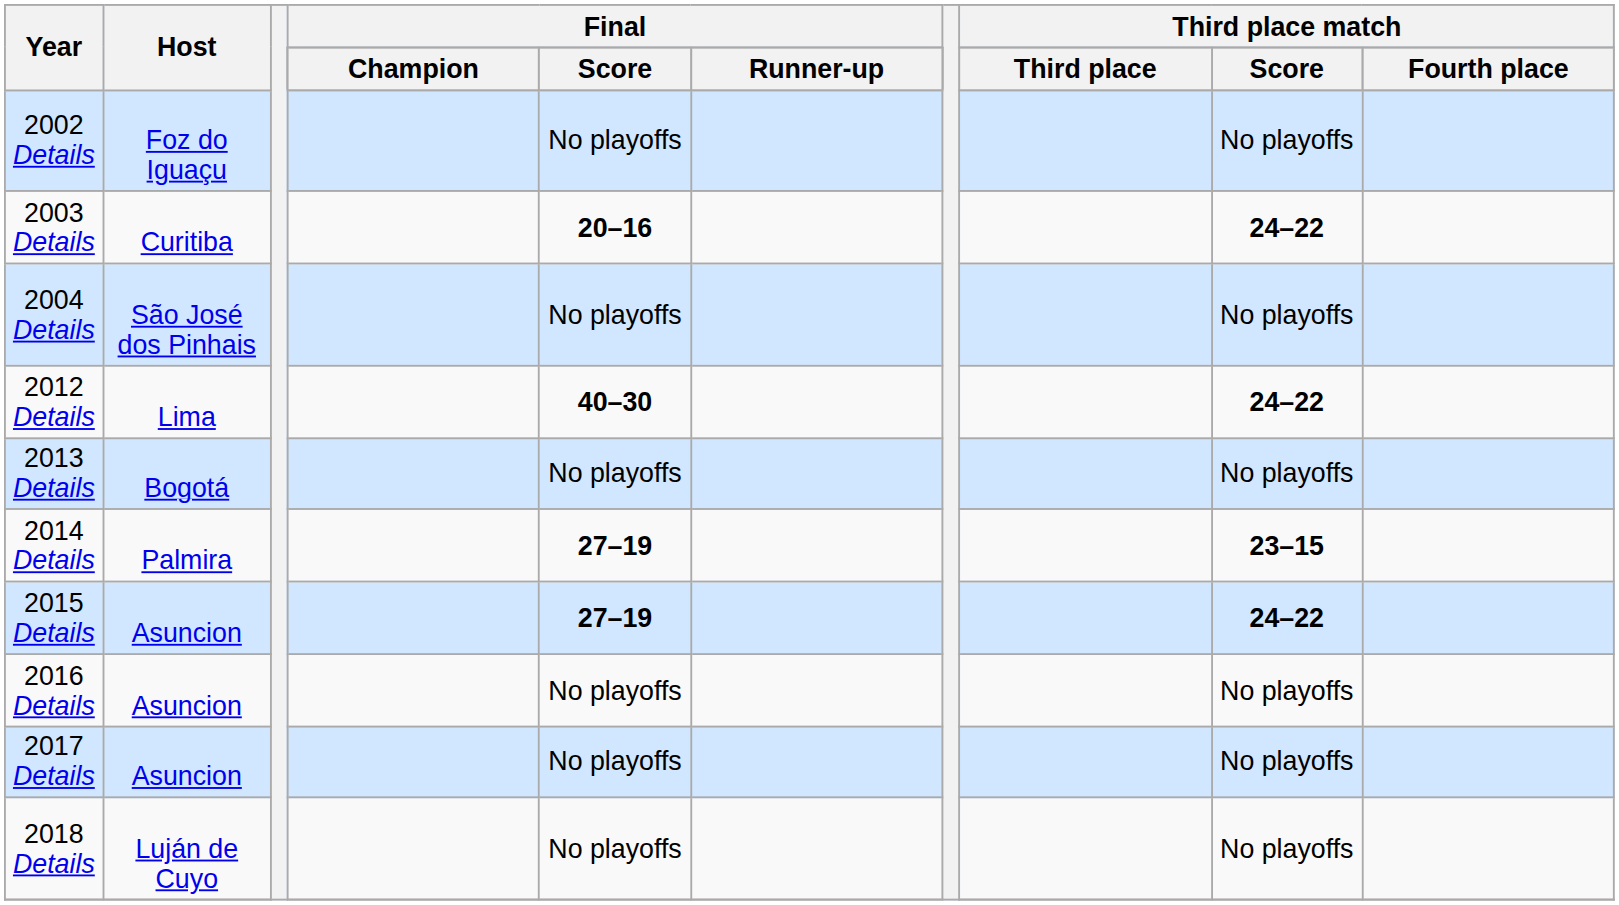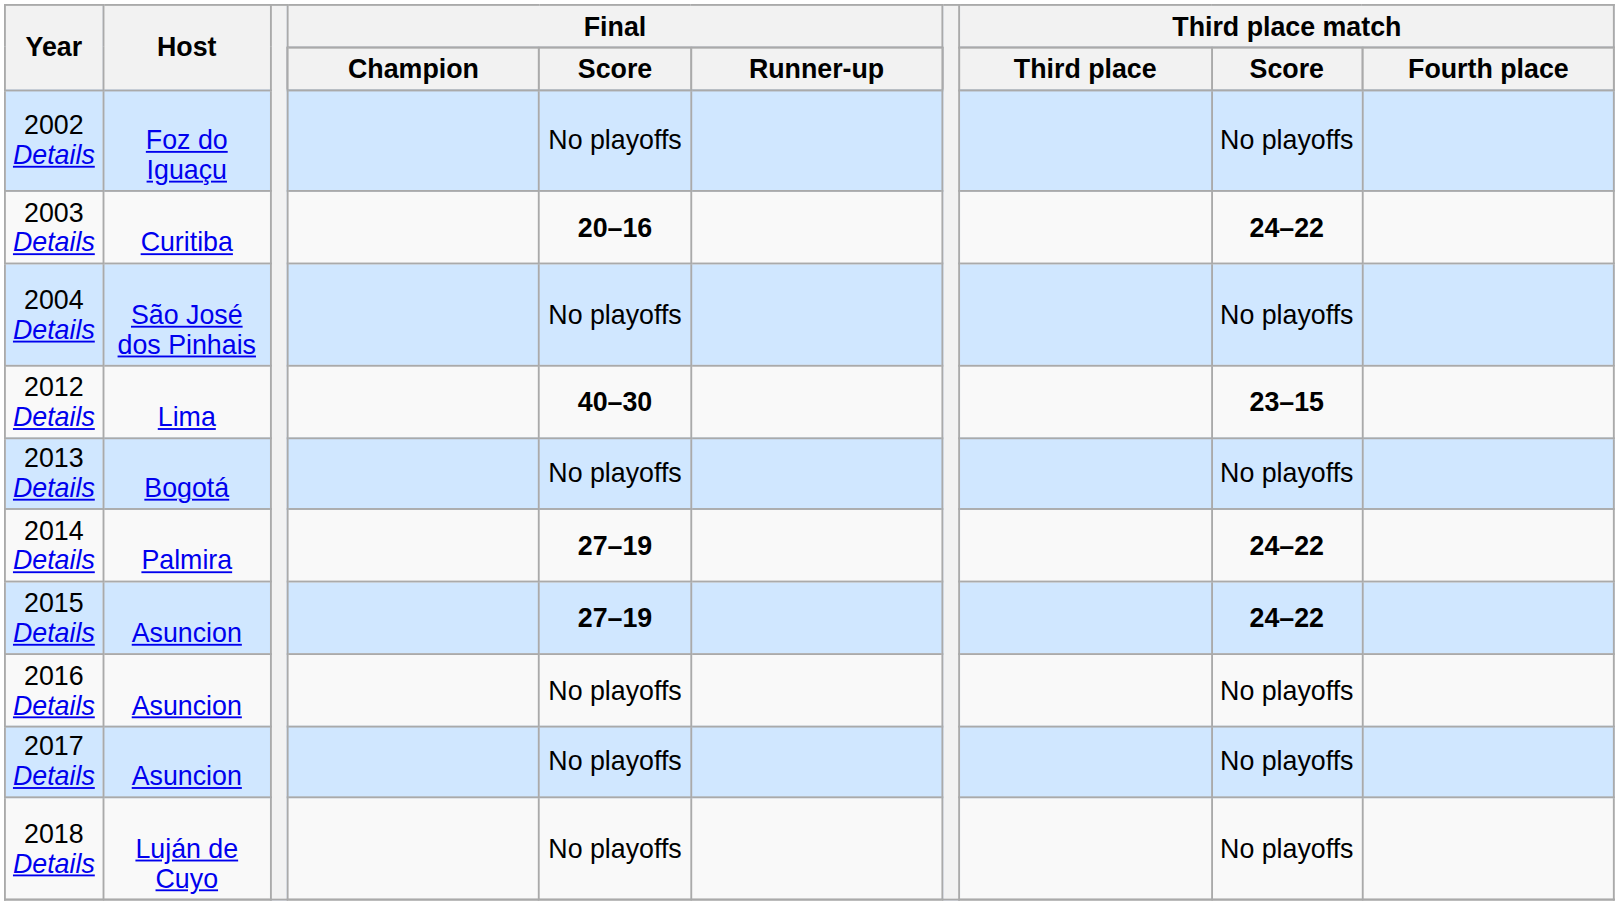(1287, 402) 24–22 -> (1287, 402) 23–15
(1287, 546) 23–15 -> (1287, 546) 24–22
